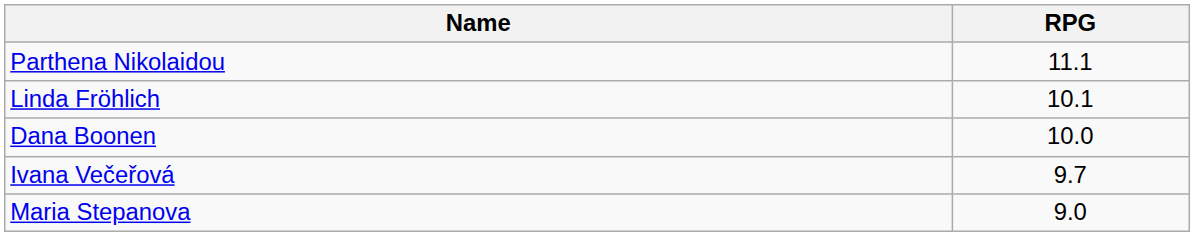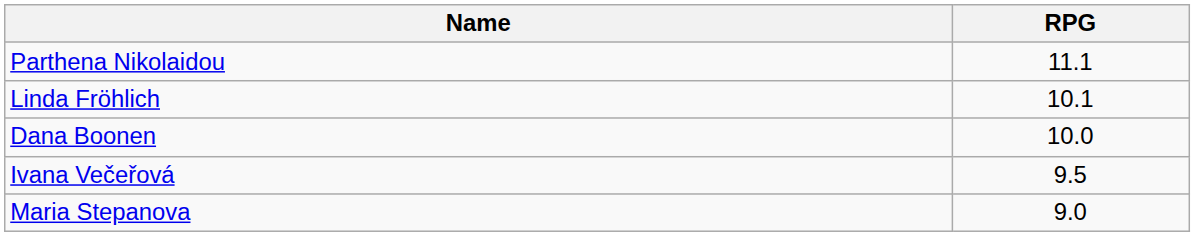(1070, 174) 9.7 -> (1070, 174) 9.5
